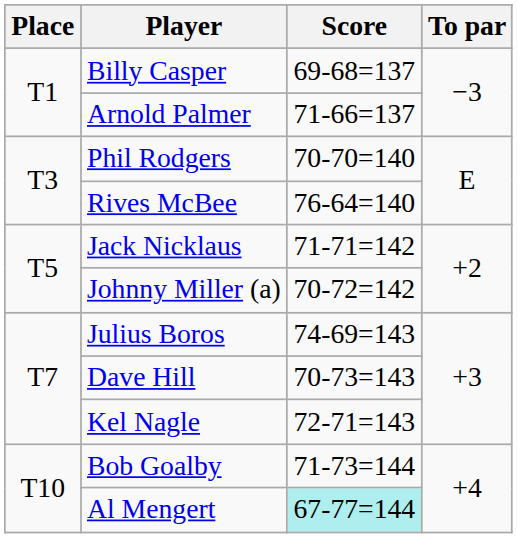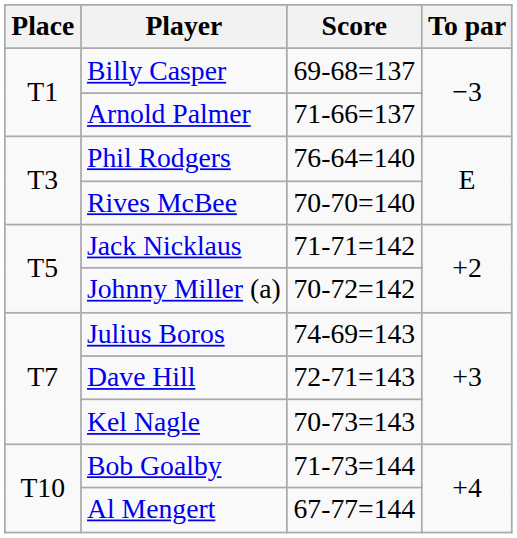(354, 158) 70-70=140 -> (354, 158) 76-64=140
(354, 202) 76-64=140 -> (354, 202) 70-70=140
(354, 377) 70-73=143 -> (354, 377) 72-71=143
(354, 421) 72-71=143 -> (354, 421) 70-73=143
(354, 509) paleturquoise background -> (354, 509) no background
